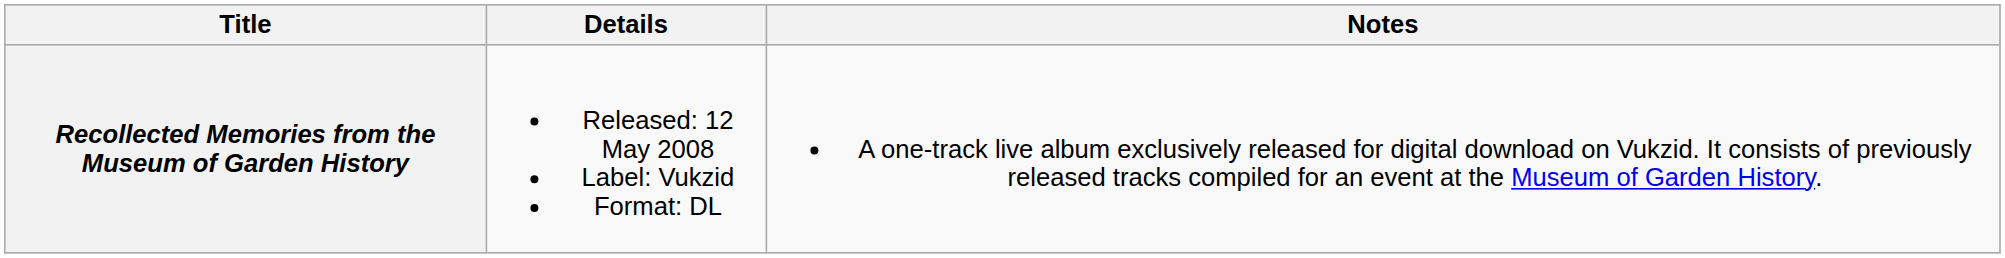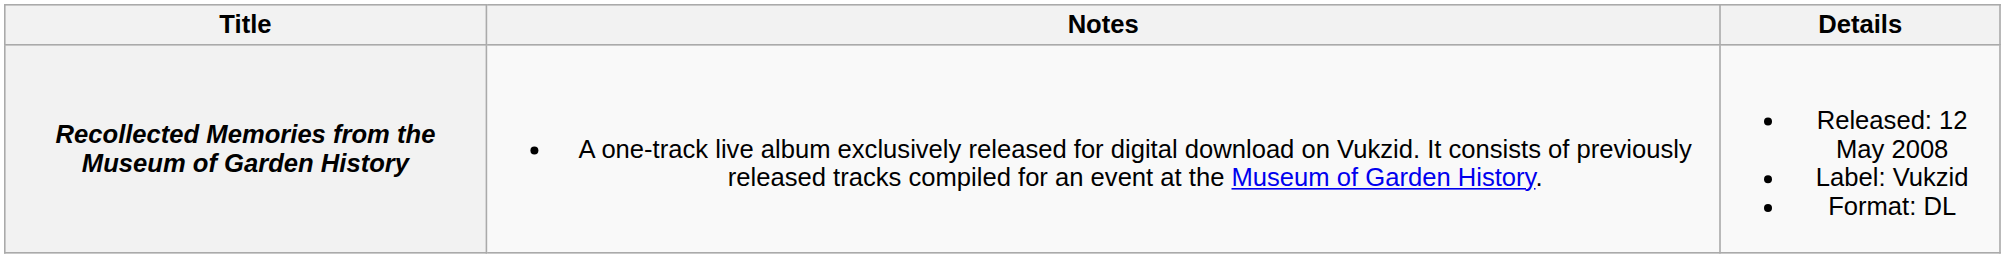columns swapped: (626, 24) <-> (1383, 24)
